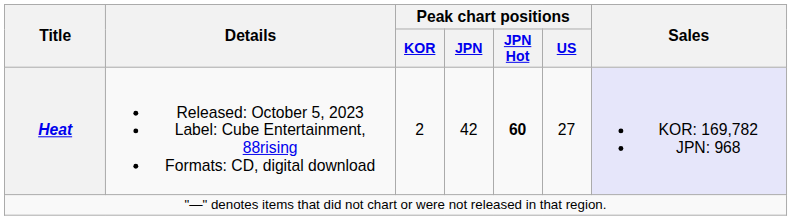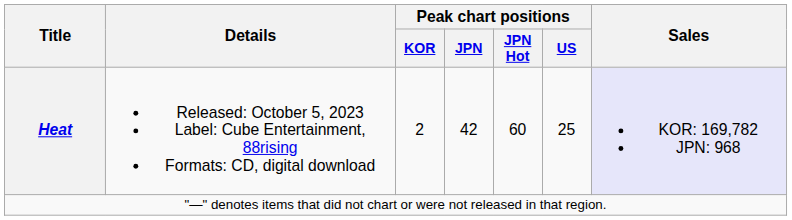(518, 130) bold -> (518, 130) normal
(567, 130) 27 -> (567, 130) 25
